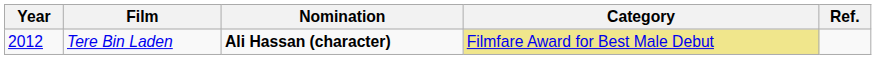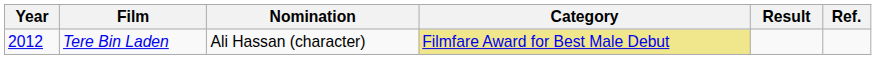+ column: (787, 16)
(308, 41) bold -> (288, 41) normal
